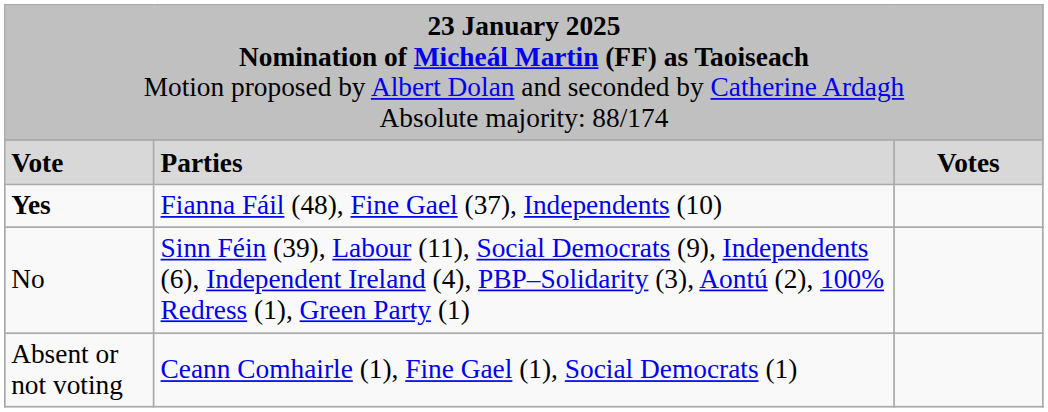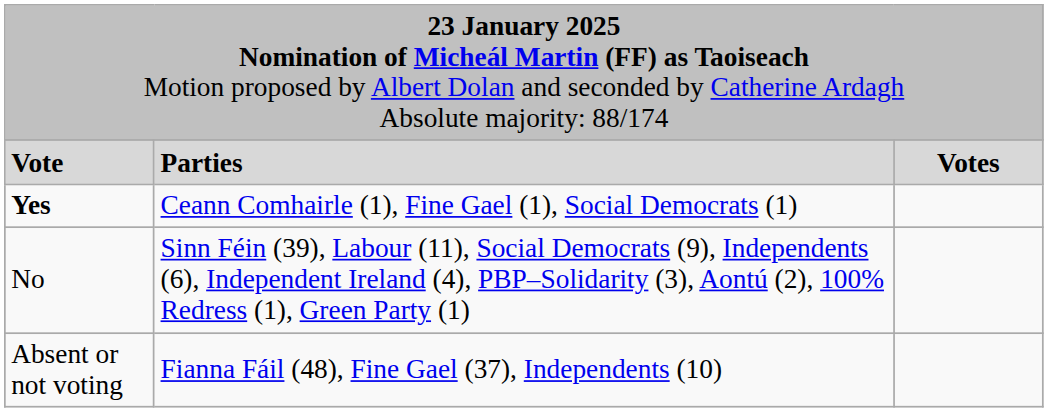(441, 205) Fianna Fáil (48), Fine Gael (37), Independents (10) -> (479, 205) Ceann Comhairle (1), Fine Gael (1), Social Democrats (1)
(479, 369) Ceann Comhairle (1), Fine Gael (1), Social Democrats (1) -> (441, 369) Fianna Fáil (48), Fine Gael (37), Independents (10)
